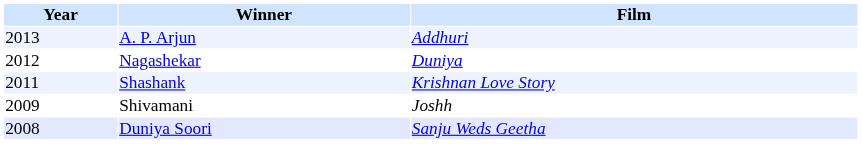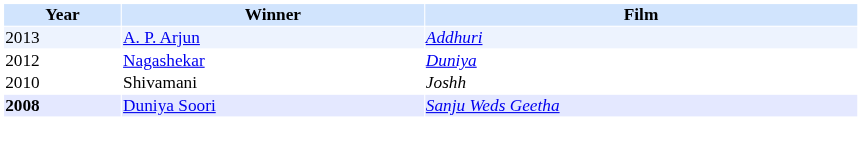- row: (152, 82)
(22, 105) 2009 -> (22, 82) 2010
(22, 128) normal -> (22, 105) bold
